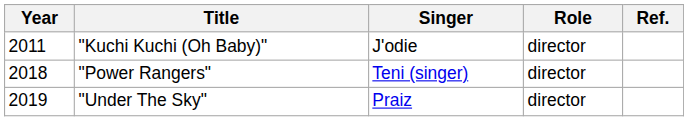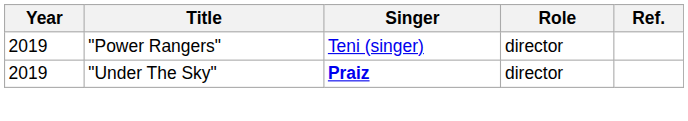- row: (173, 45)
(28, 73) 2018 -> (28, 45) 2019
(392, 101) normal -> (349, 73) bold
